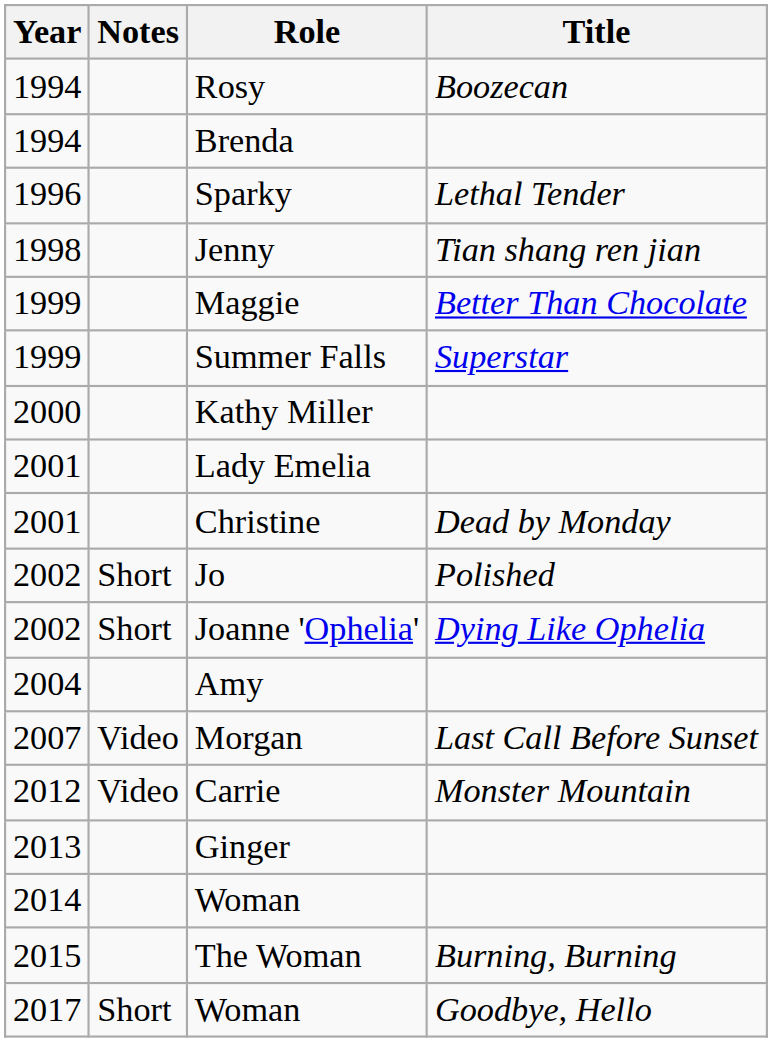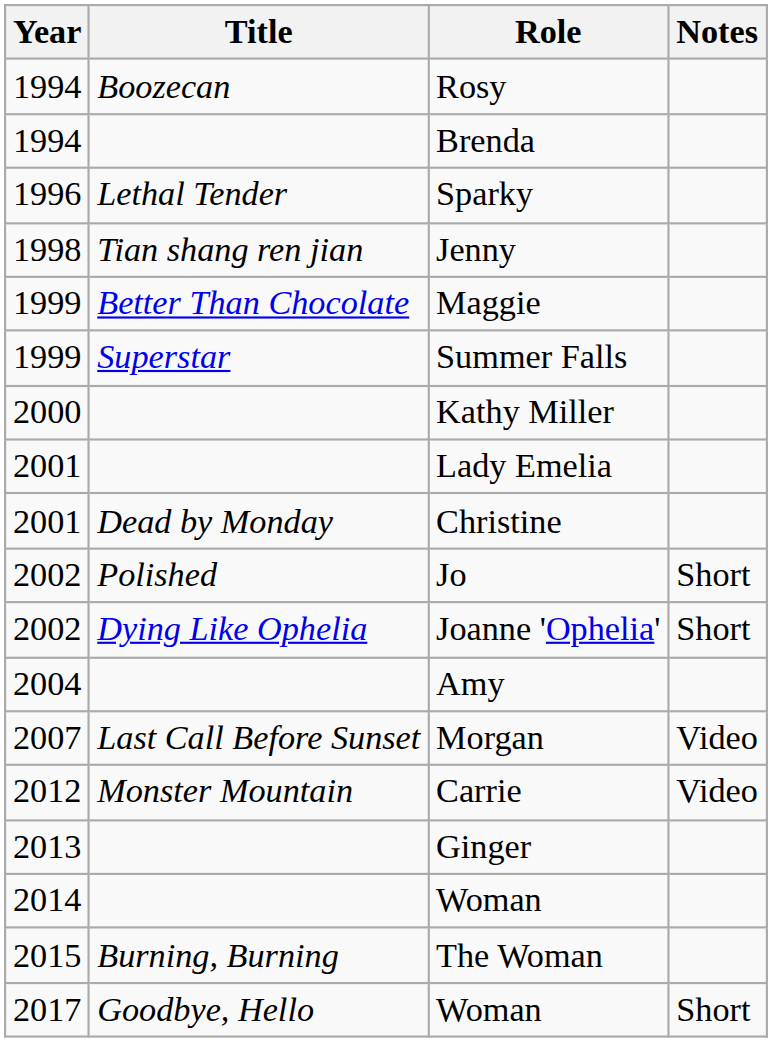columns swapped: (596, 31) <-> (138, 31)
